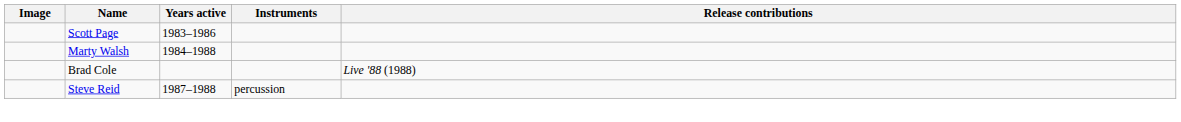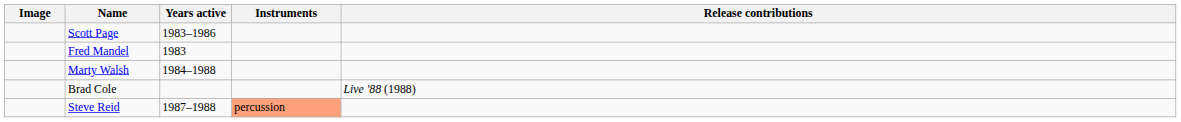+ row: (98, 51)
(260, 88) no background -> (260, 107) lightsalmon background
